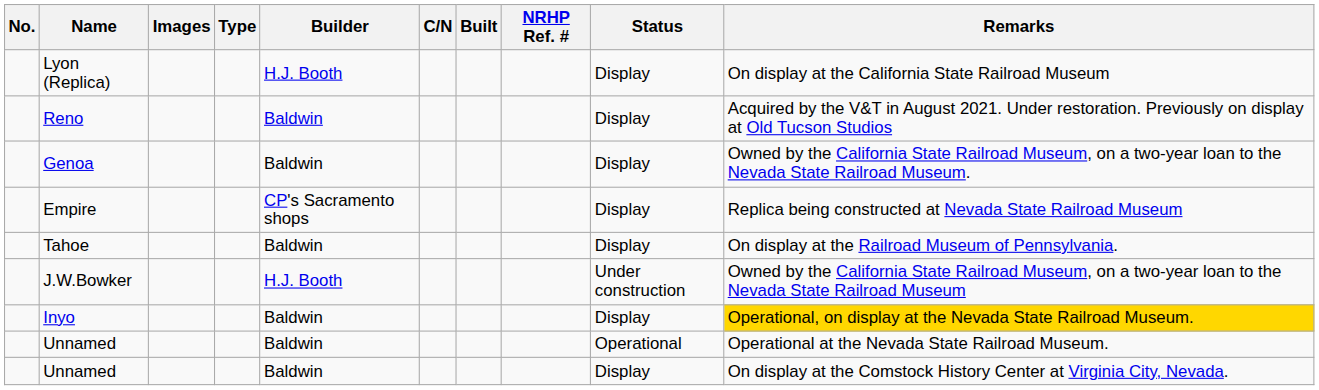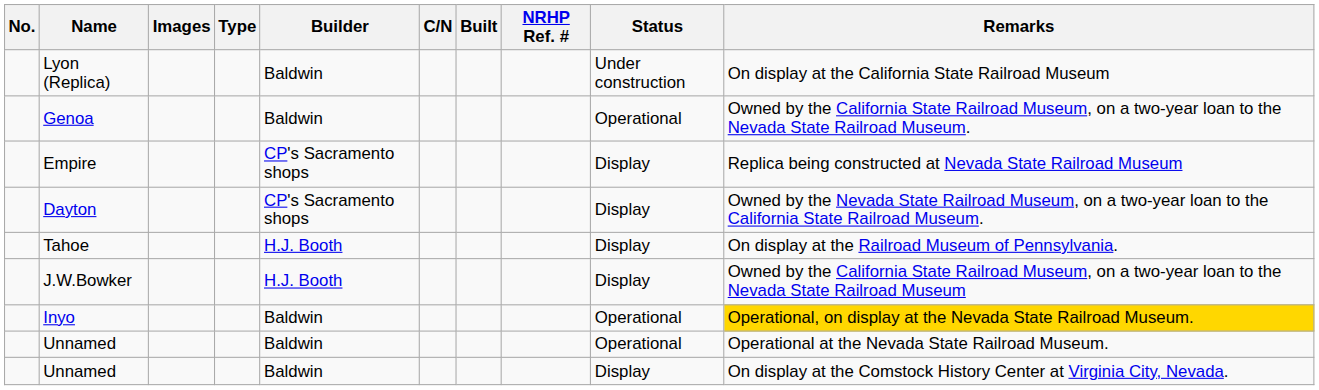(303, 72) H.J. Booth -> (293, 72) Baldwin
(622, 72) Display -> (640, 72) Under construction
- row: (22, 118)
(622, 163) Display -> (638, 118) Operational
+ row: (22, 209)
(293, 245) Baldwin -> (303, 245) H.J. Booth
(640, 281) Under construction -> (622, 281) Display
(622, 317) Display -> (638, 317) Operational
